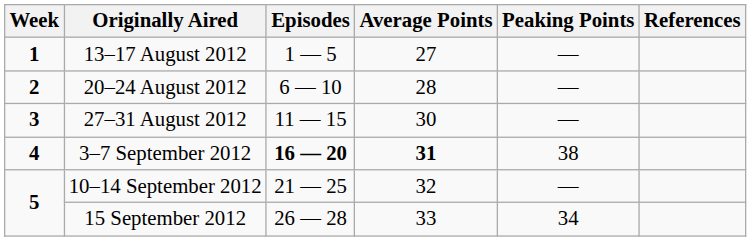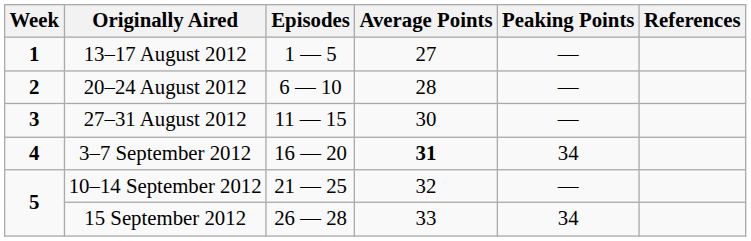(311, 152) bold -> (311, 152) normal
(568, 152) 38 -> (568, 152) 34
